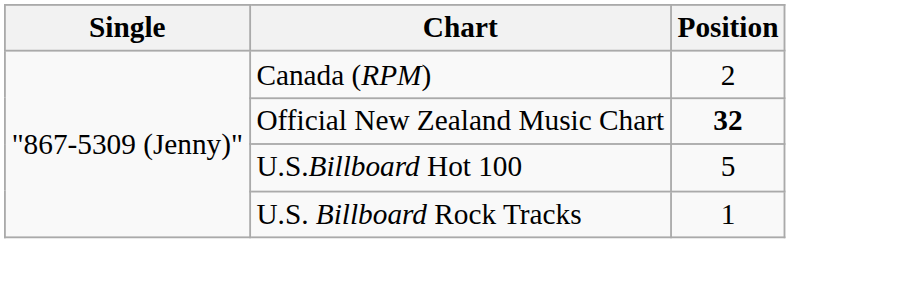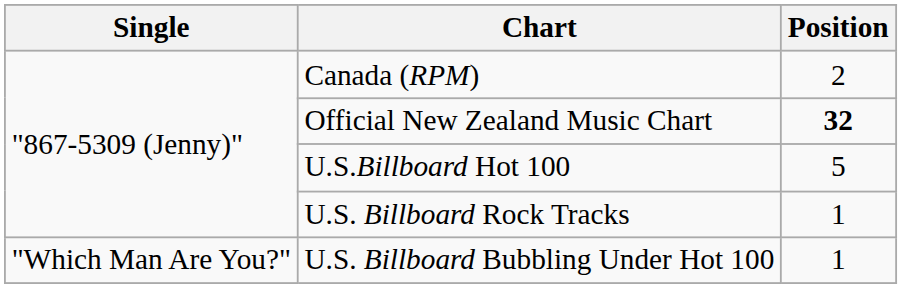+ row: (539, 259)
